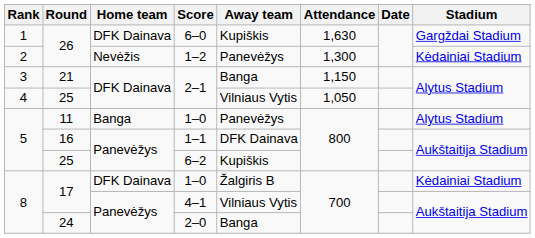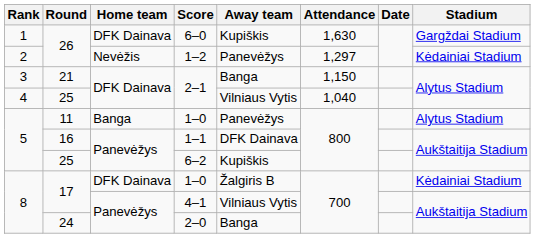(340, 56) 1,300 -> (340, 56) 1,297
(340, 98) 1,050 -> (340, 98) 1,040
